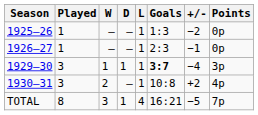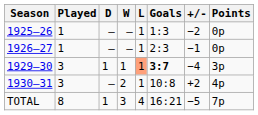columns swapped: (108, 13) <-> (126, 13)
(141, 66) no background -> (141, 66) lightsalmon background
